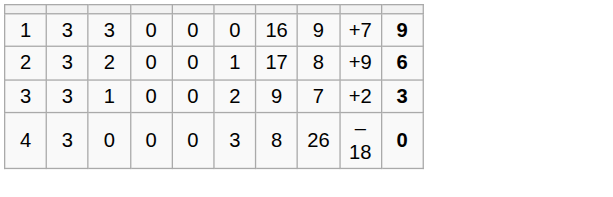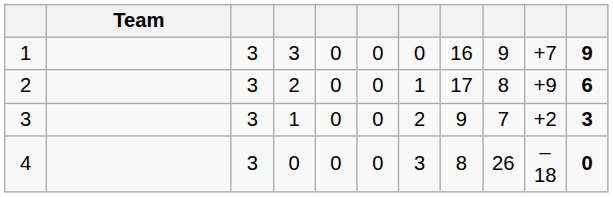+ column: (139, 20)
